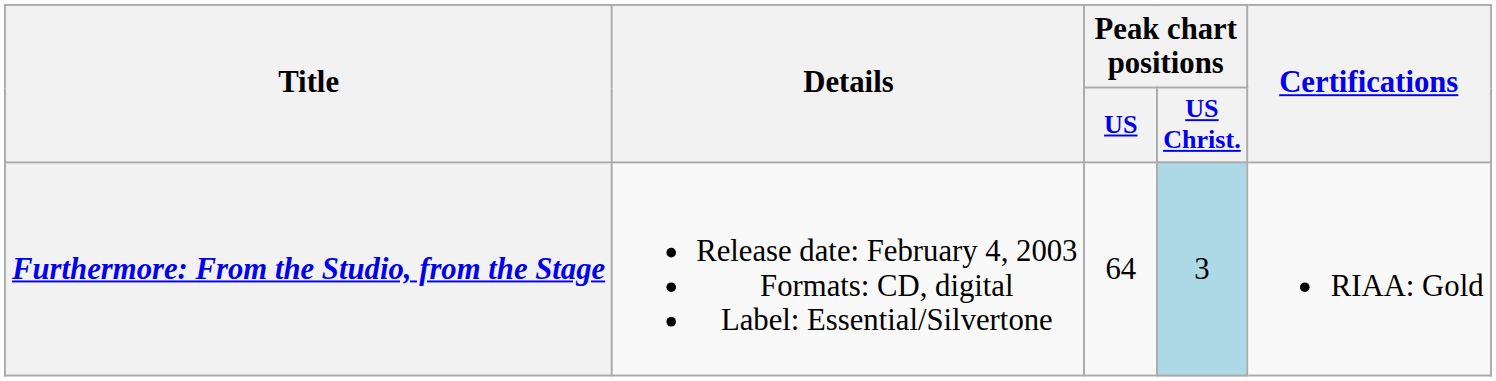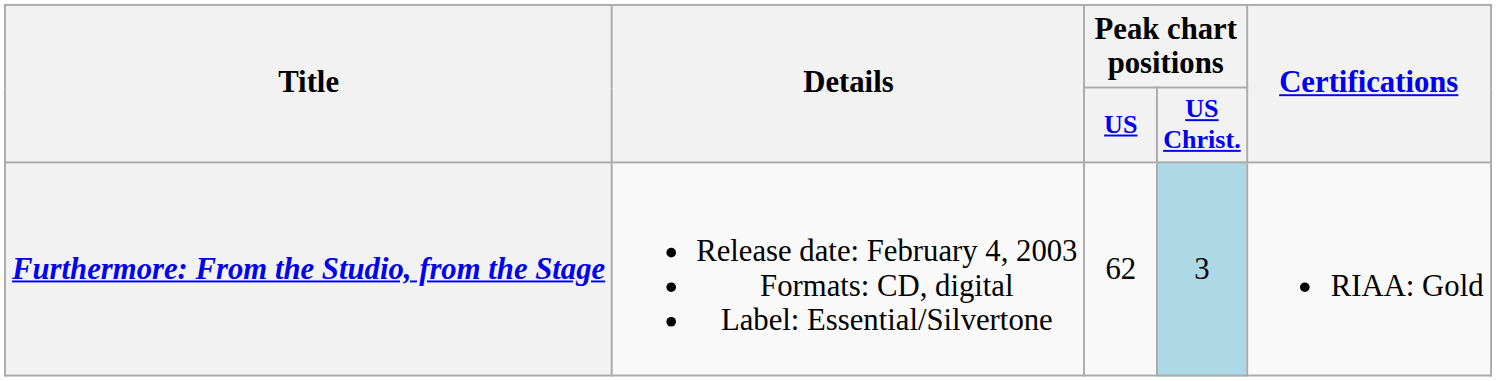(1121, 268) 64 -> (1121, 268) 62
